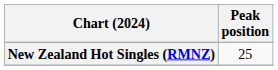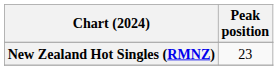(245, 53) 25 -> (245, 53) 23
